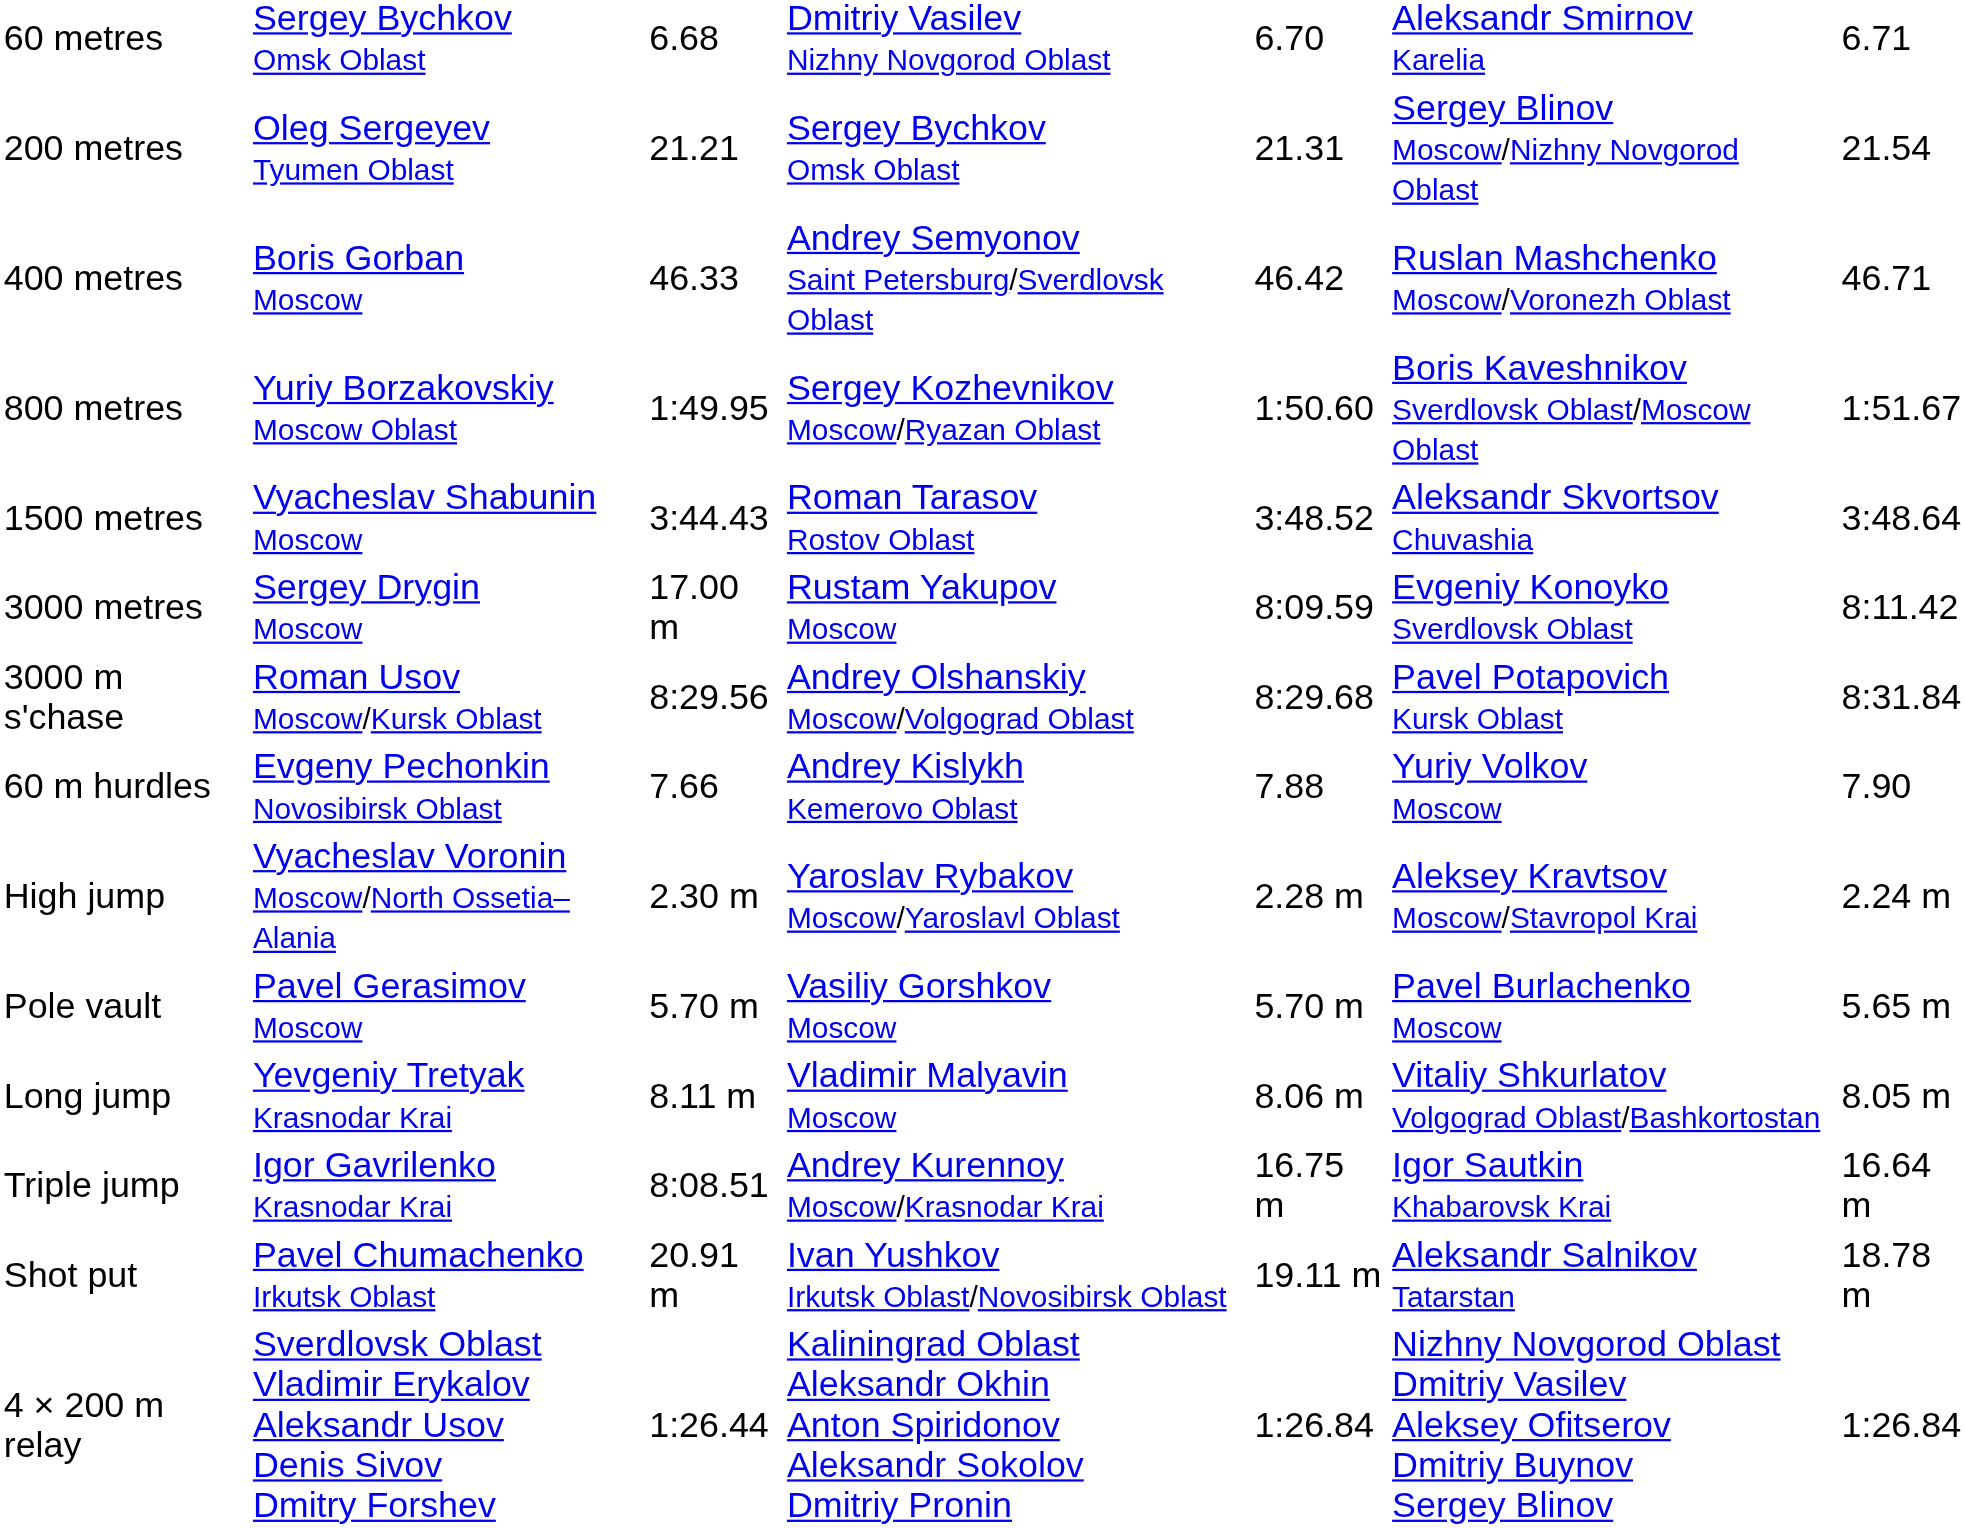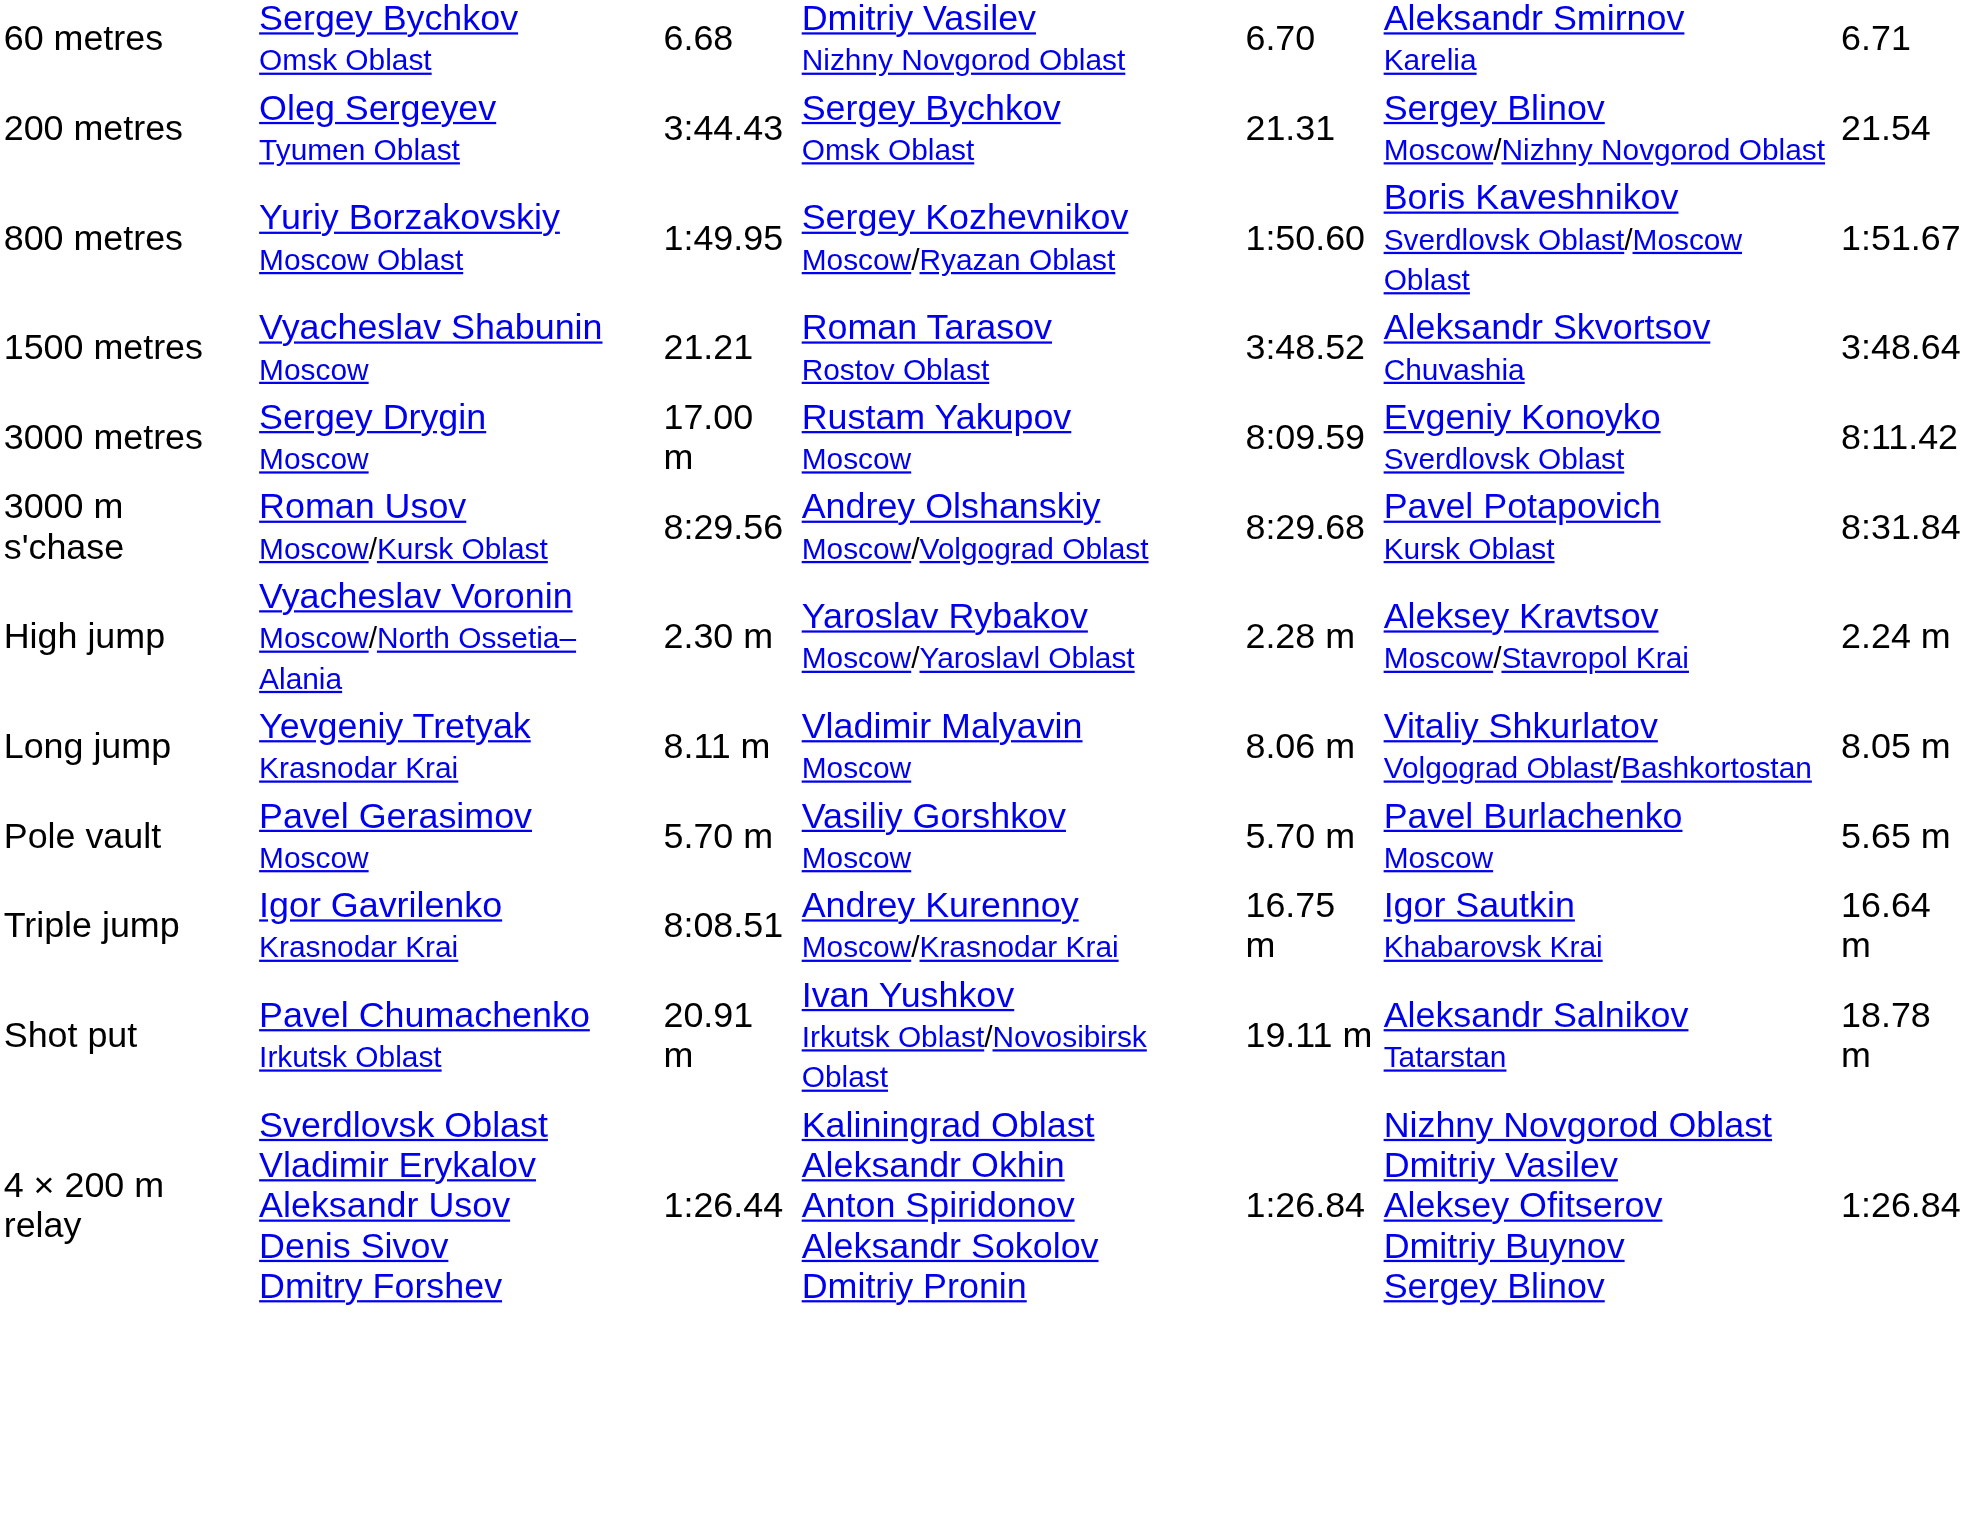(694, 148) 21.21 -> (723, 128) 3:44.43
- row: (93, 278)
(709, 517) 3:44.43 -> (708, 347) 21.21
- row: (107, 786)
rows swapped: (82, 1006) <-> (87, 1095)
